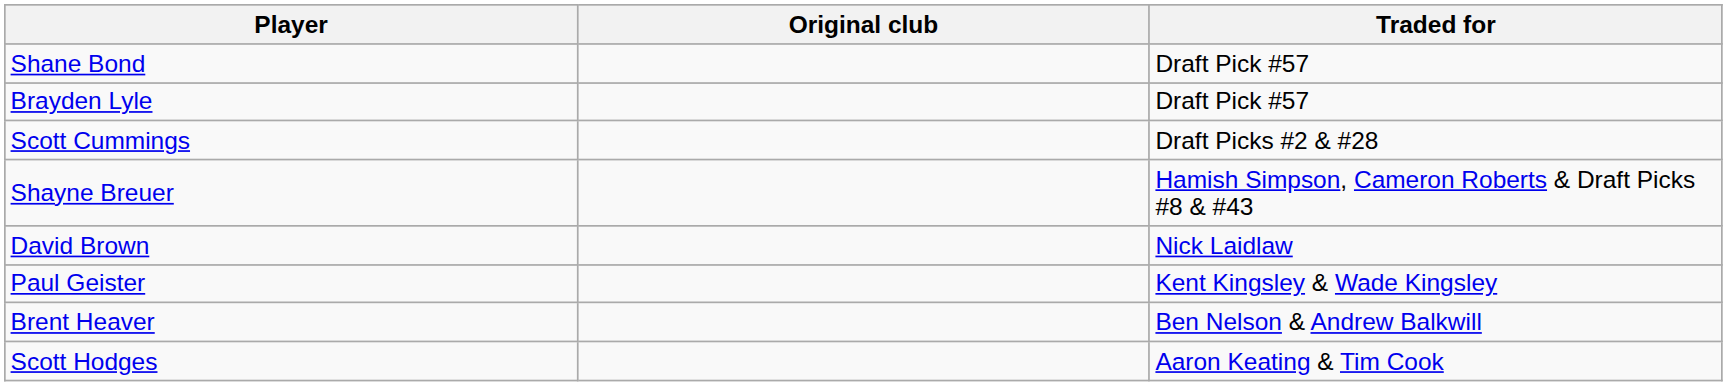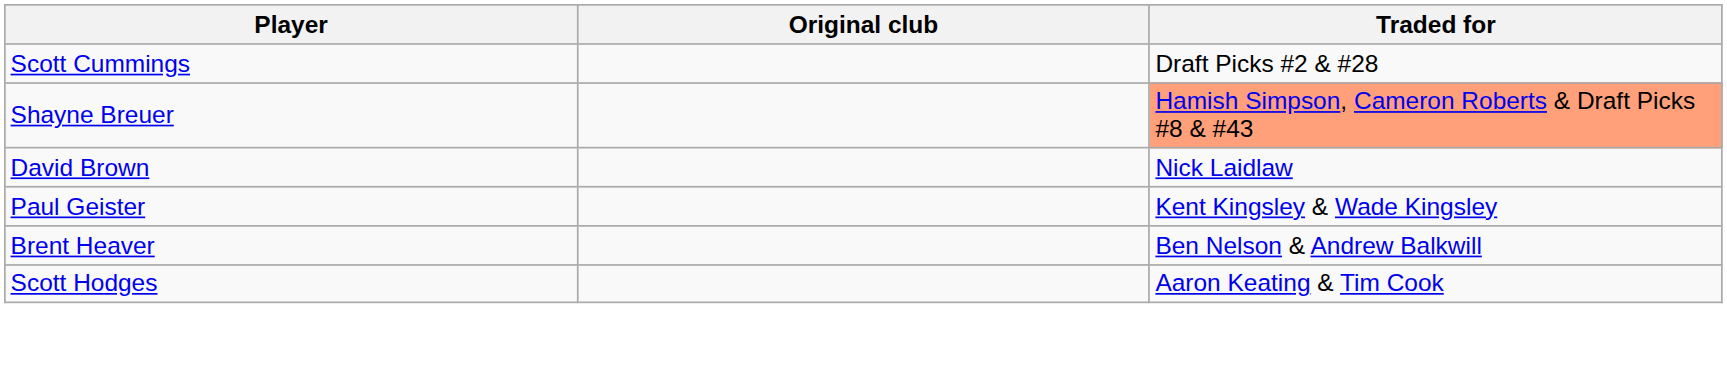- row: (78, 63)
- row: (82, 102)
(1425, 193) no background -> (1425, 116) lightsalmon background
